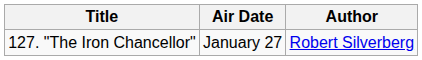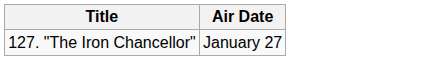- column: (352, 17)
